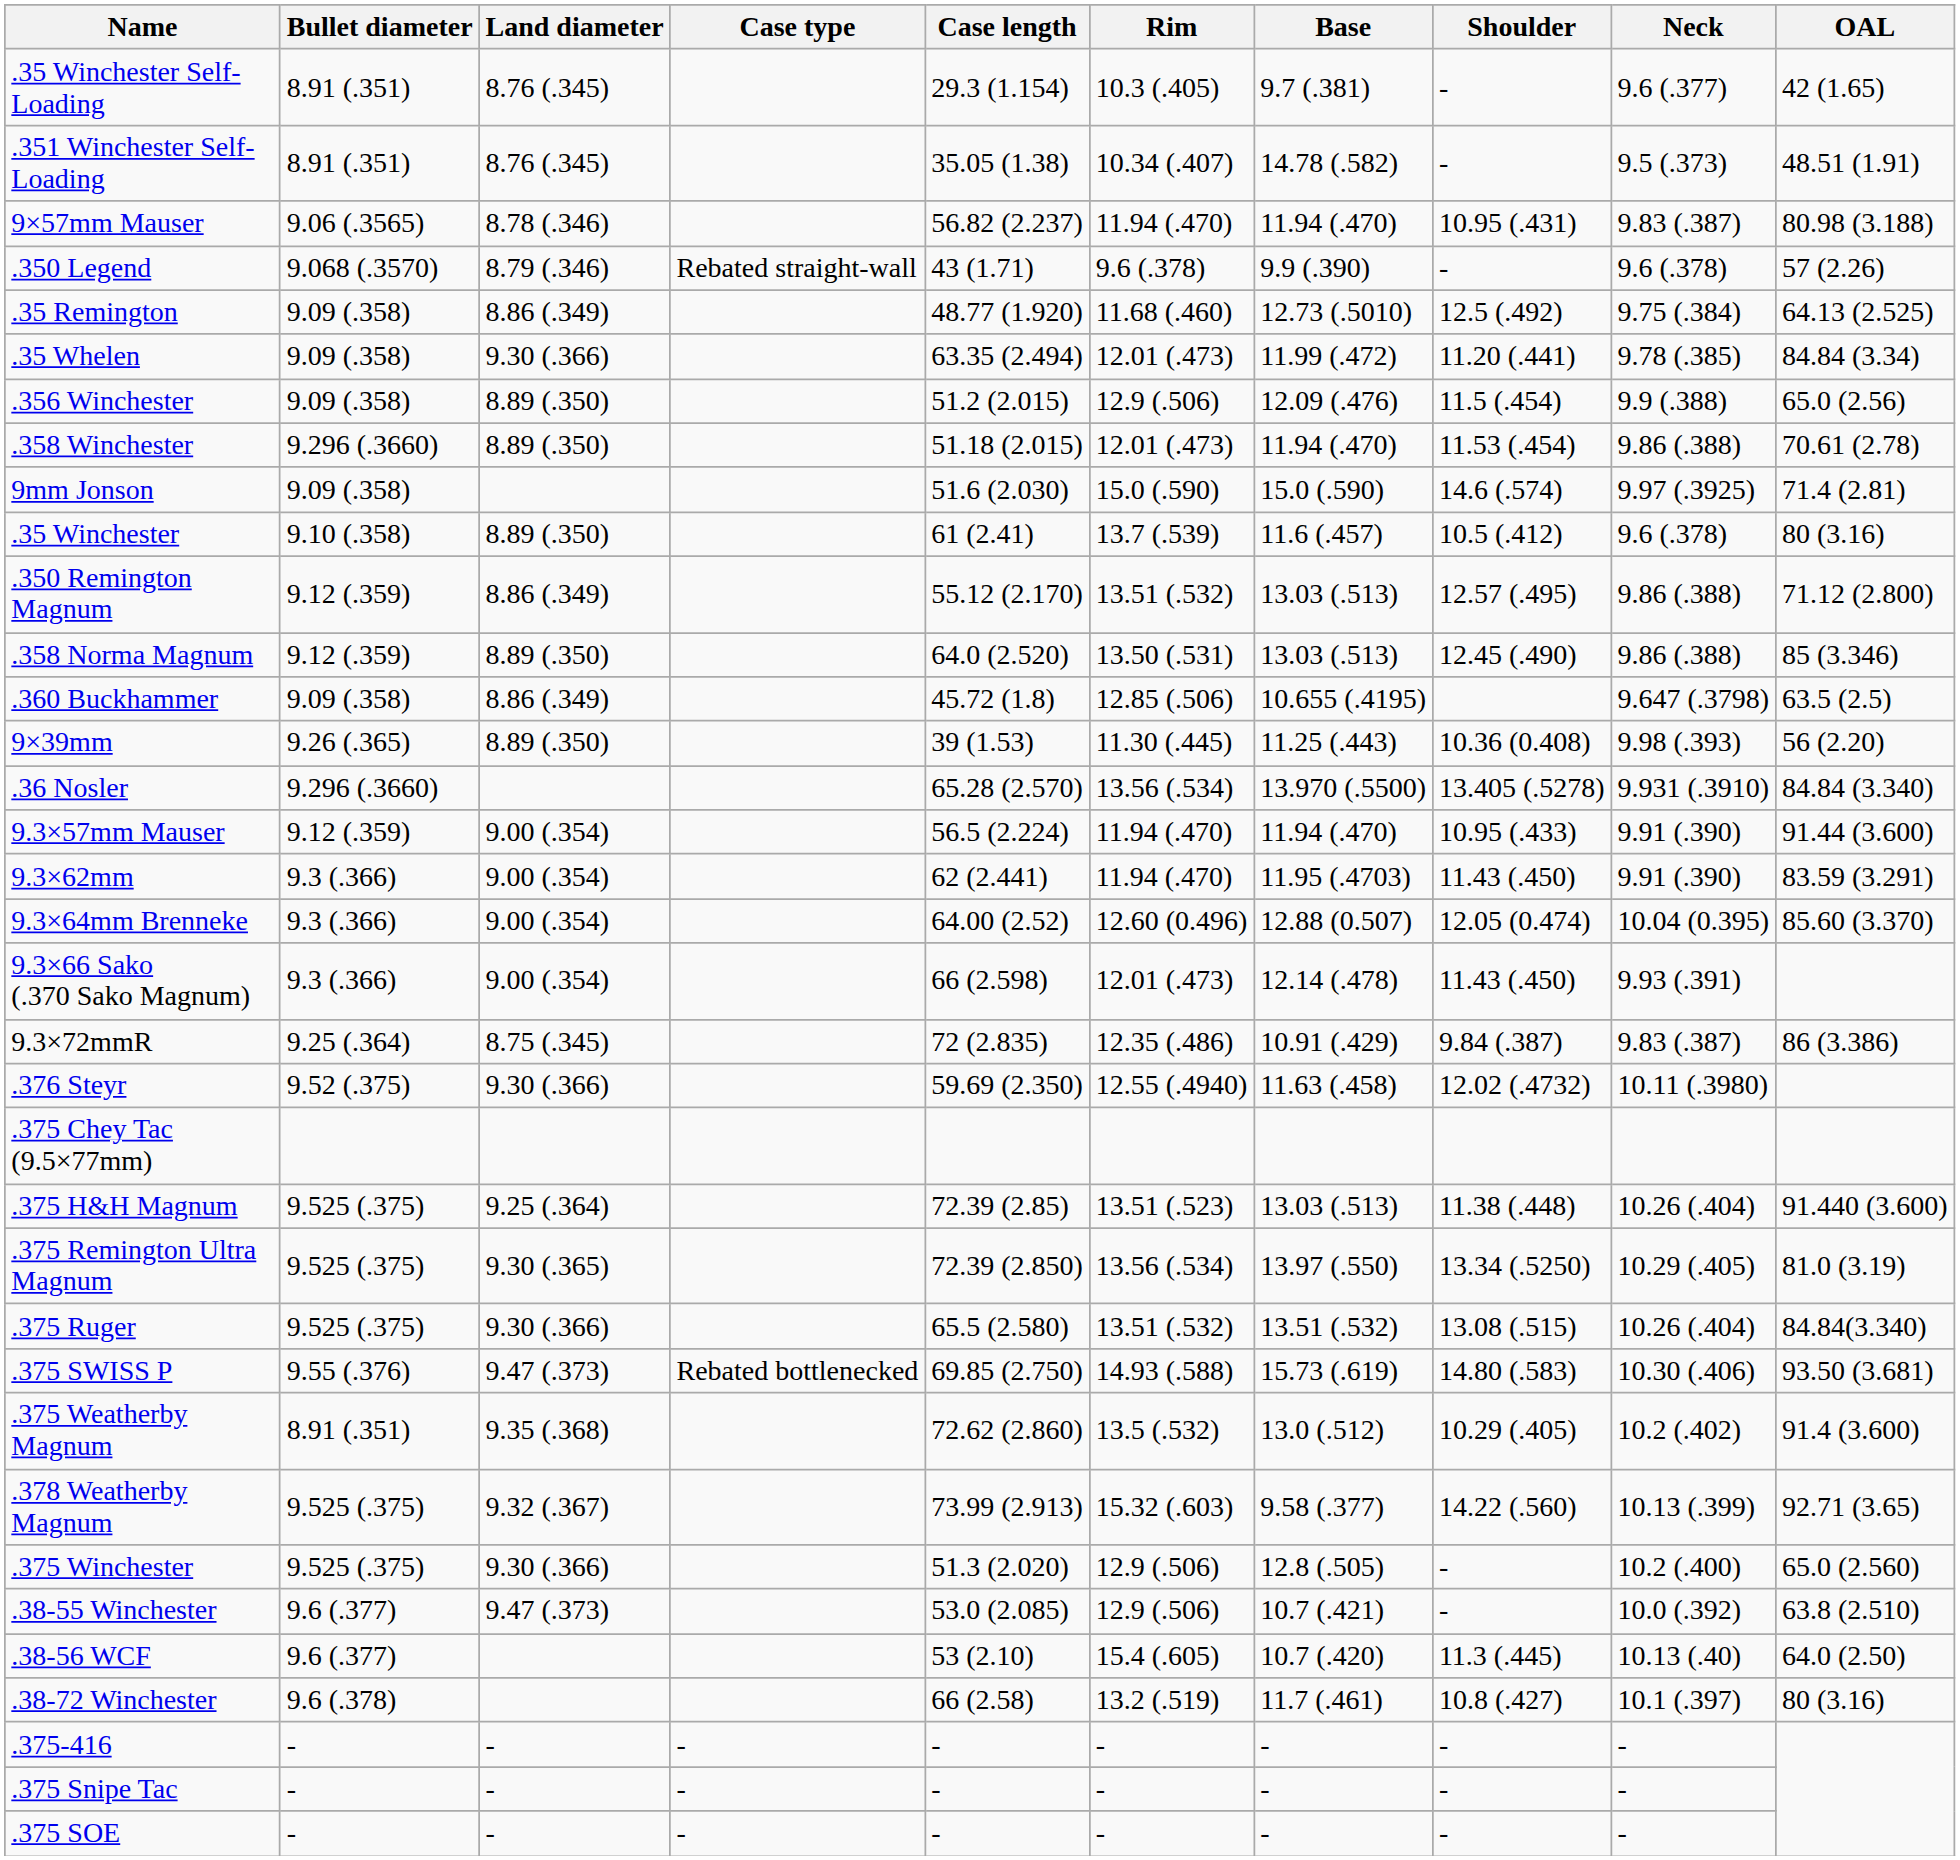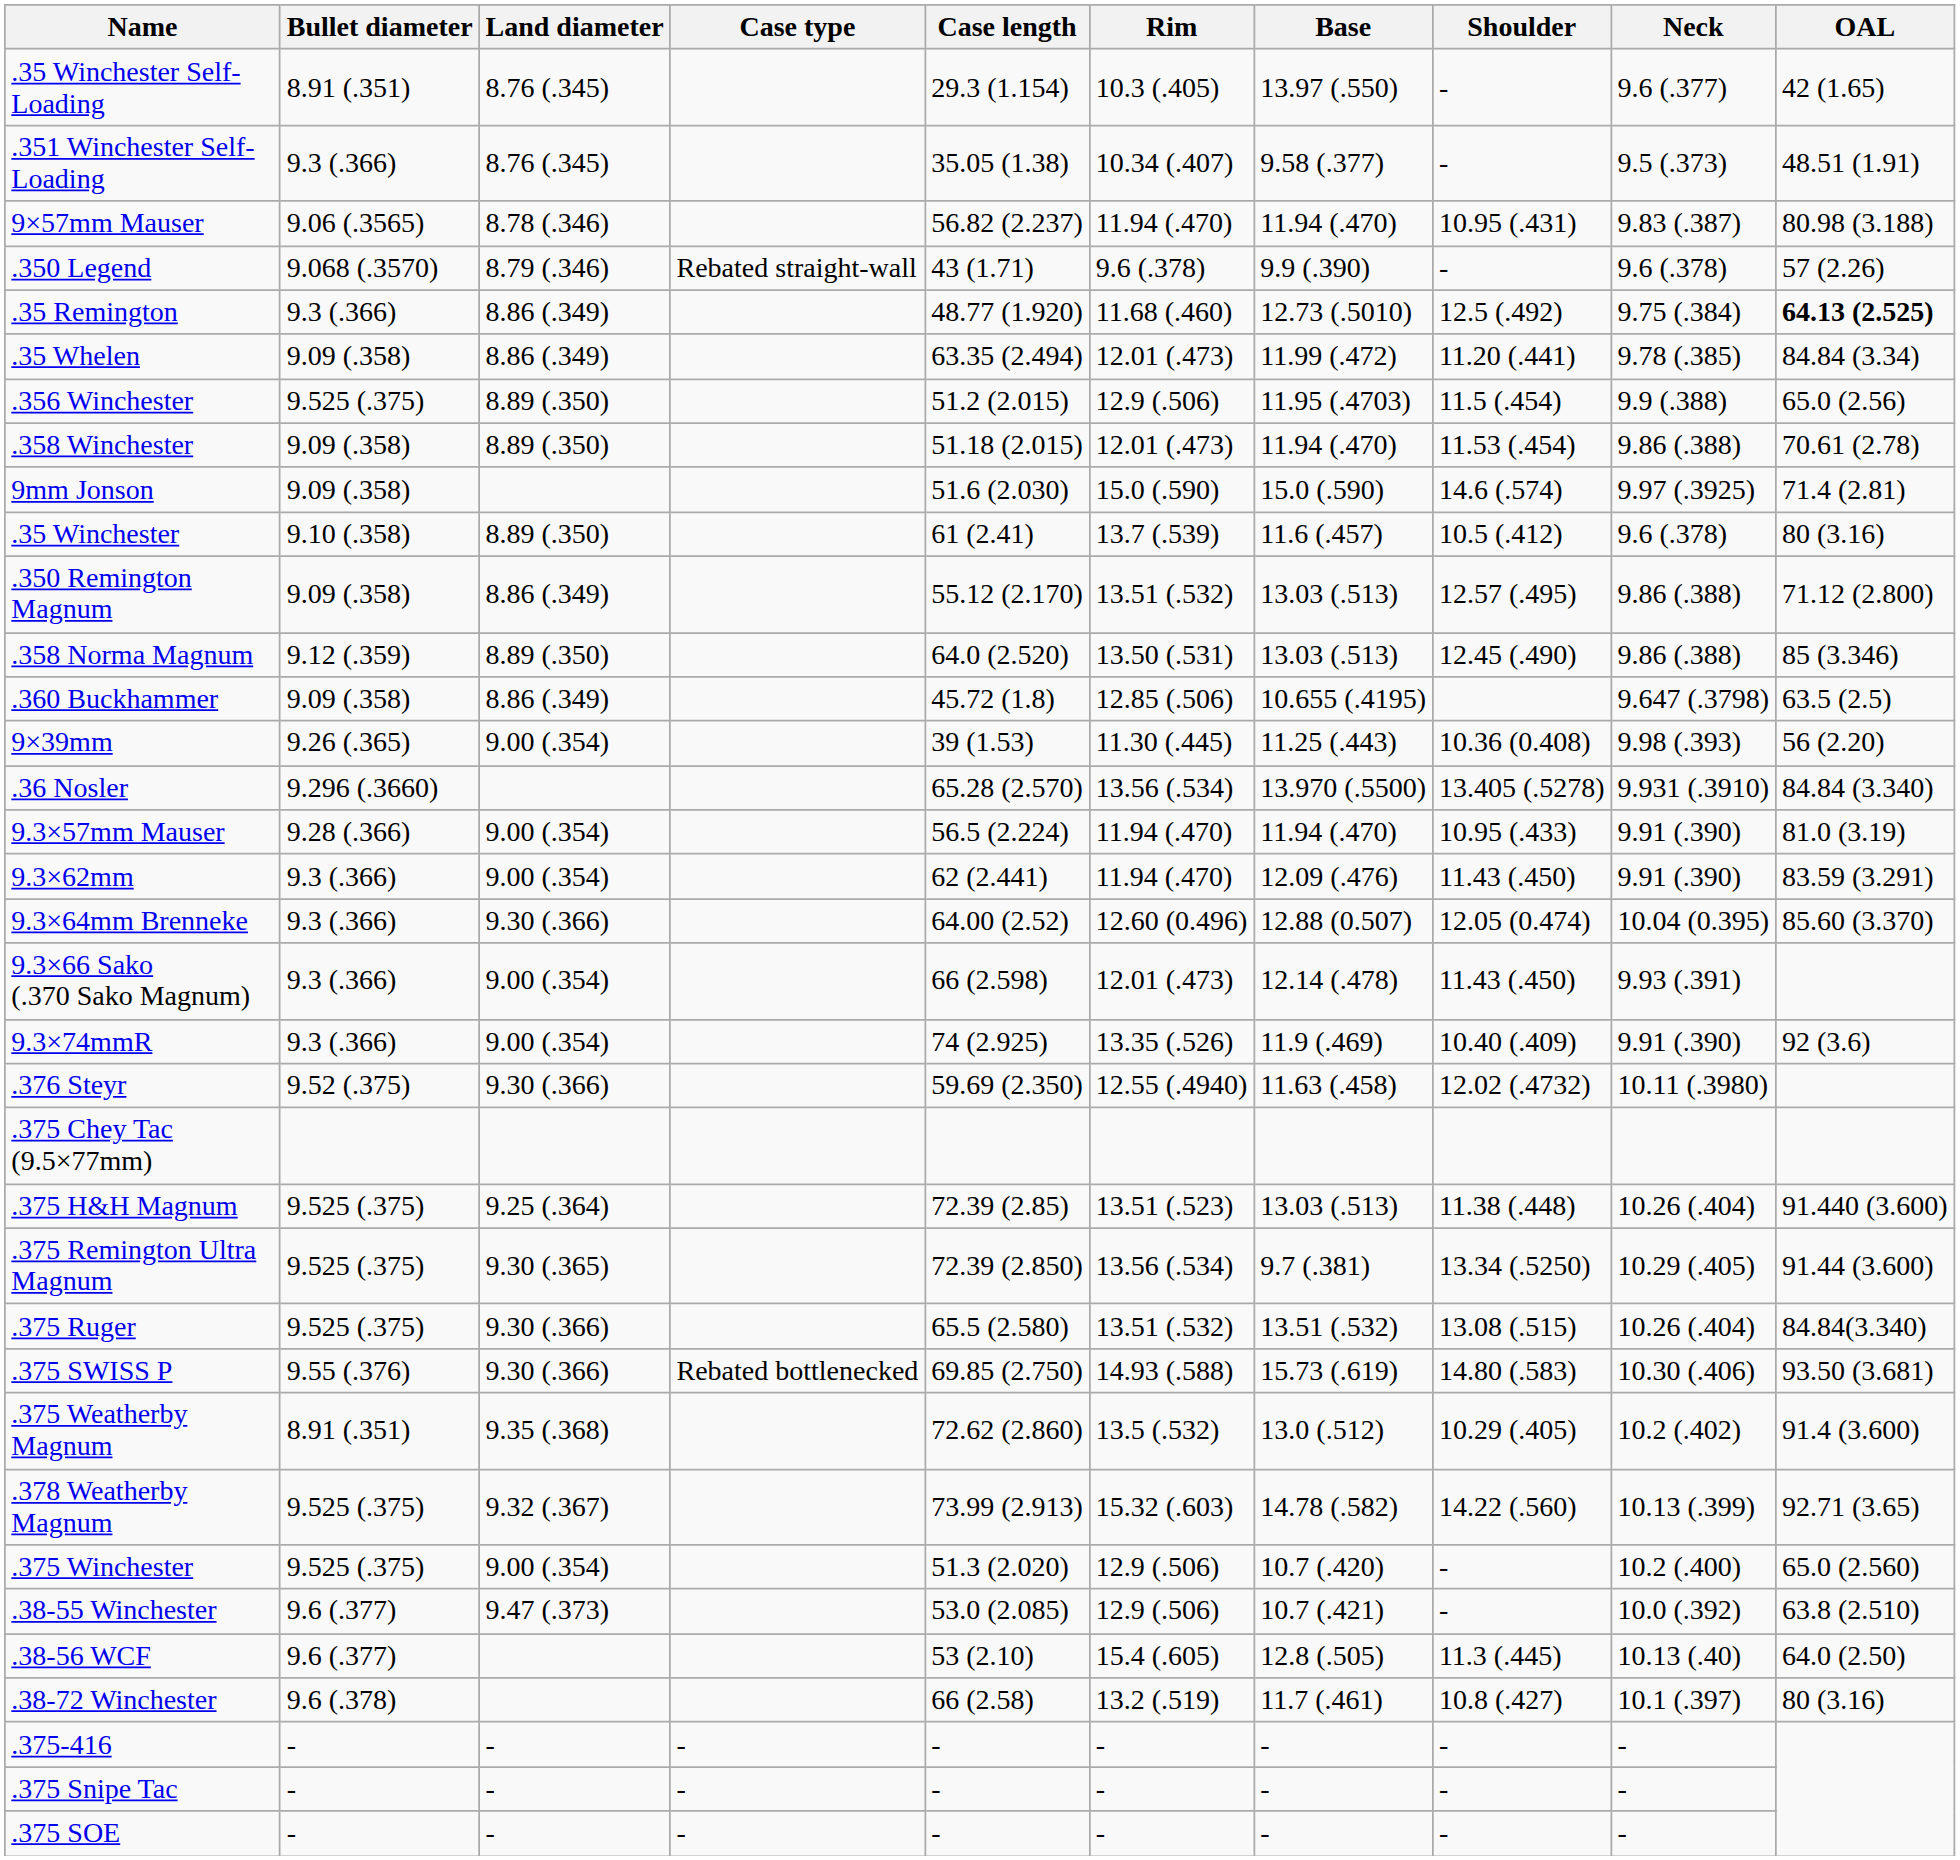(1315, 86) 9.7 (.381) -> (1329, 86) 13.97 (.550)
(349, 162) 8.91 (.351) -> (342, 162) 9.3 (.366)
(1329, 162) 14.78 (.582) -> (1322, 162) 9.58 (.377)
(349, 311) 9.09 (.358) -> (342, 311) 9.3 (.366)
(1858, 311) normal -> (1858, 311) bold
(547, 356) 9.30 (.366) -> (547, 356) 8.86 (.349)
(349, 400) 9.09 (.358) -> (356, 400) 9.525 (.375)
(1329, 400) 12.09 (.476) -> (1336, 400) 11.95 (.4703)
(363, 444) 9.296 (.3660) -> (349, 444) 9.09 (.358)
(349, 593) 9.12 (.359) -> (349, 593) 9.09 (.358)
(547, 742) 8.89 (.350) -> (547, 742) 9.00 (.354)
(349, 831) 9.12 (.359) -> (349, 831) 9.28 (.366)
(1858, 831) 91.44 (3.600) -> (1844, 831) 81.0 (3.19)
(1336, 876) 11.95 (.4703) -> (1329, 876) 12.09 (.476)
(547, 920) 9.00 (.354) -> (547, 920) 9.30 (.366)
- row: (82, 1040)
+ row: (82, 1040)
(1329, 1265) 13.97 (.550) -> (1315, 1265) 9.7 (.381)
(1844, 1265) 81.0 (3.19) -> (1858, 1265) 91.44 (3.600)
(547, 1370) 9.47 (.373) -> (547, 1370) 9.30 (.366)
(1322, 1506) 9.58 (.377) -> (1329, 1506) 14.78 (.582)
(547, 1566) 9.30 (.366) -> (547, 1566) 9.00 (.354)
(1322, 1566) 12.8 (.505) -> (1322, 1566) 10.7 (.420)
(1322, 1655) 10.7 (.420) -> (1322, 1655) 12.8 (.505)
